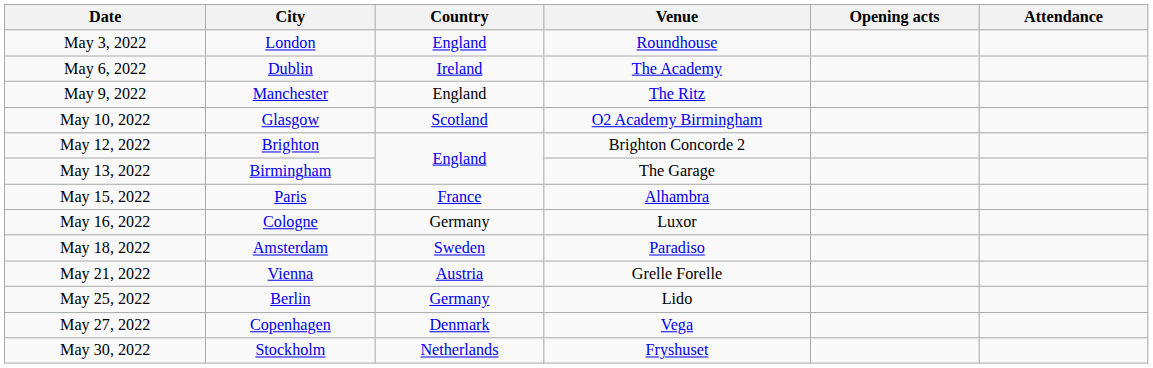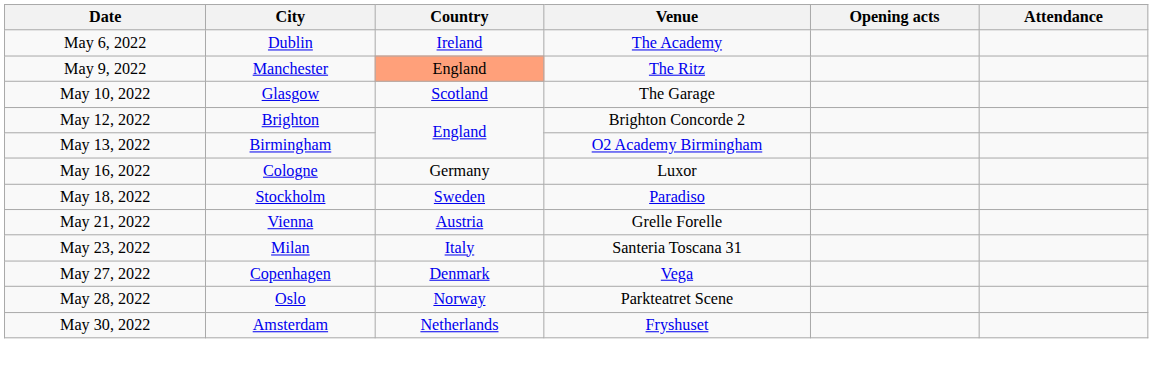- row: (105, 42)
(459, 94) no background -> (459, 68) lightsalmon background
(677, 119) O2 Academy Birmingham -> (677, 94) The Garage
(677, 171) The Garage -> (677, 145) O2 Academy Birmingham
- row: (105, 196)
(290, 247) Amsterdam -> (290, 196) Stockholm
+ row: (105, 247)
- row: (105, 299)
+ row: (105, 299)
(290, 350) Stockholm -> (290, 324) Amsterdam
